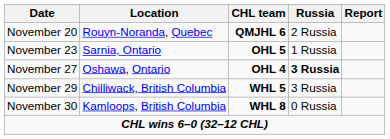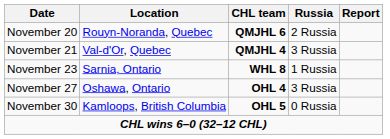+ row: (42, 50)
(269, 50) OHL 5 -> (268, 69) WHL 8
(315, 69) bold -> (314, 87) normal
- row: (42, 87)
(268, 106) WHL 8 -> (269, 106) OHL 5
